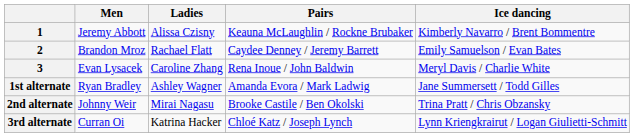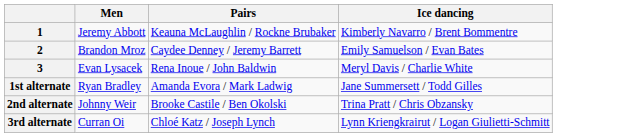- column: (187, 13)
